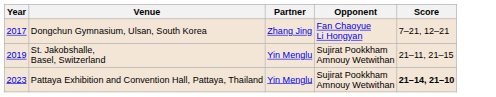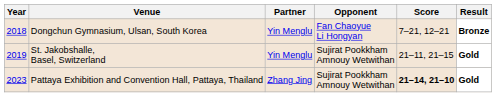+ column: (474, 12)
(17, 31) 2017 -> (17, 31) 2018
(290, 31) Zhang Jing -> (290, 31) Yin Menglu
(290, 80) Yin Menglu -> (290, 80) Zhang Jing
